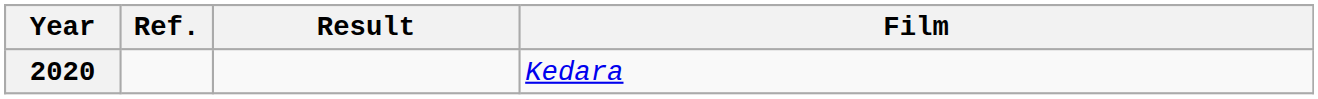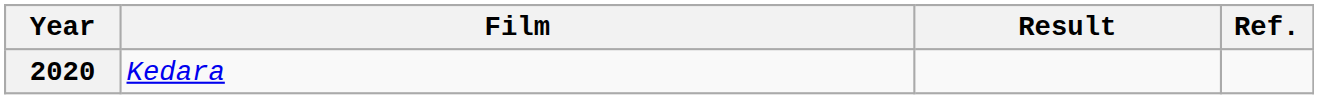columns swapped: (916, 27) <-> (167, 27)
